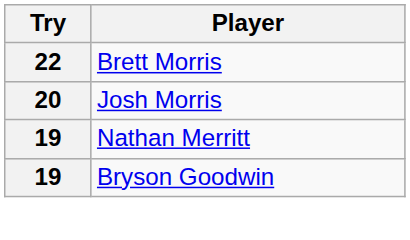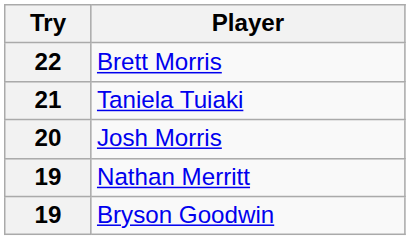+ row: (170, 100)
